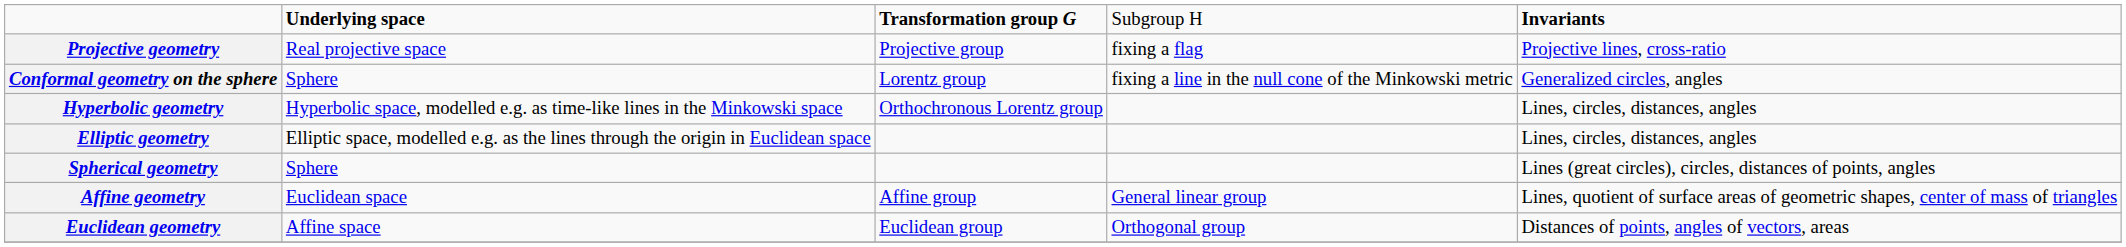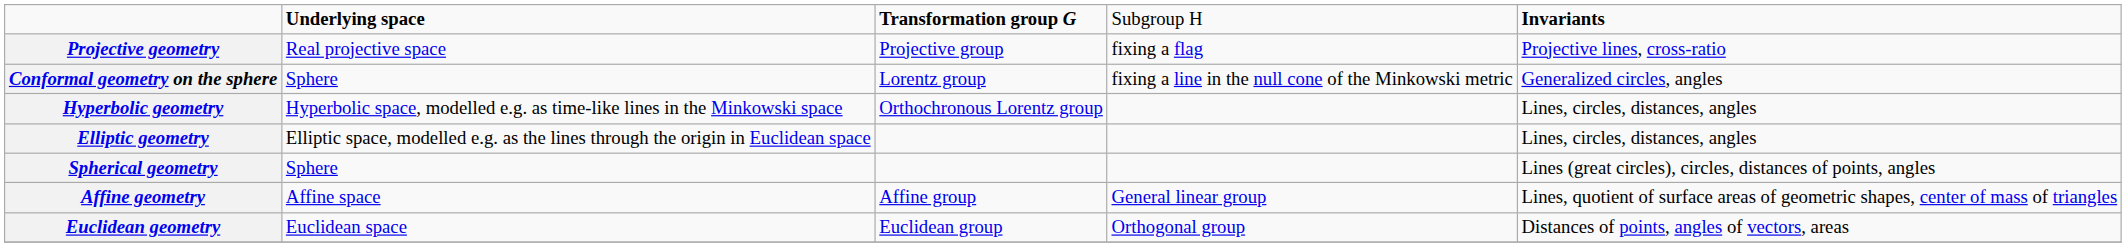(346, 197) Euclidean space -> (333, 197) Affine space
(333, 227) Affine space -> (346, 227) Euclidean space
